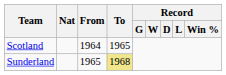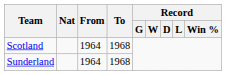(120, 45) 1965 -> (120, 45) 1968
(90, 62) 1965 -> (90, 62) 1964
(120, 62) khaki background -> (120, 62) no background
